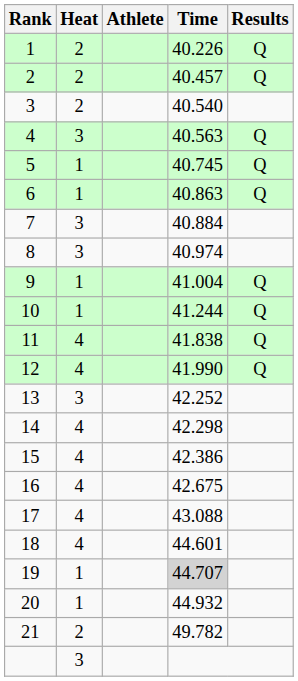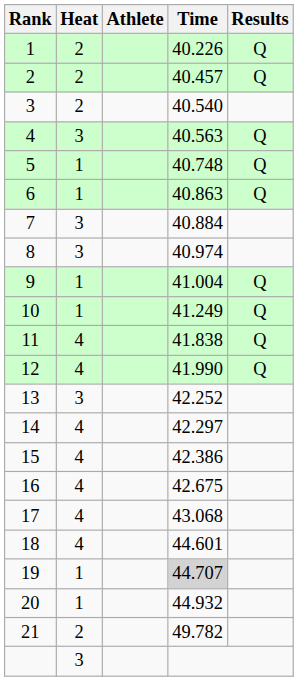(198, 164) 40.745 -> (198, 164) 40.748
(198, 310) 41.244 -> (198, 310) 41.249
(198, 427) 42.298 -> (198, 427) 42.297
(198, 515) 43.088 -> (198, 515) 43.068
